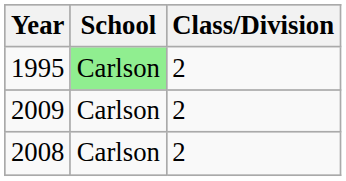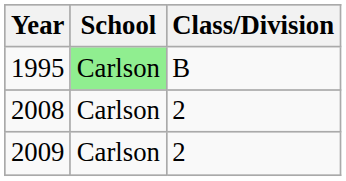(179, 68) 2 -> (181, 68) B
rows swapped: (38, 152) <-> (38, 110)
